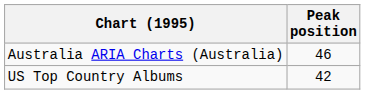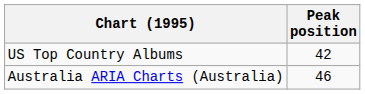rows swapped: (95, 77) <-> (146, 55)
